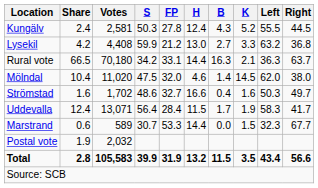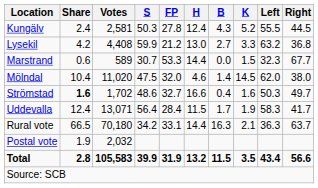rows swapped: (30, 126) <-> (30, 61)
(83, 93) normal -> (83, 93) bold
